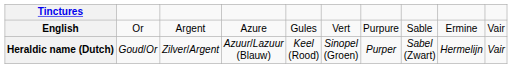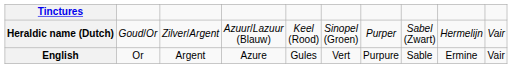rows swapped: (60, 28) <-> (60, 50)
